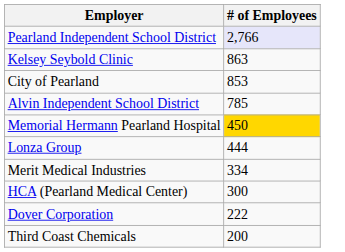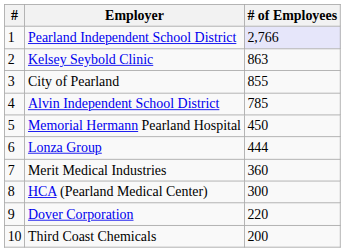+ column: (15, 15)
(237, 81) 853 -> (258, 81) 855
(237, 125) gold background -> (258, 125) no background
(237, 170) 334 -> (258, 170) 360
(237, 214) 222 -> (258, 214) 220
